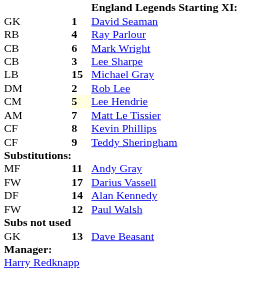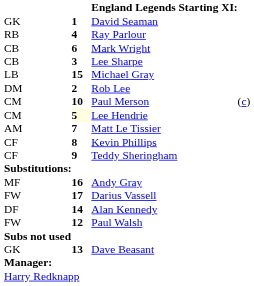+ row: (13, 101)
(77, 168) 11 -> (77, 182) 16
